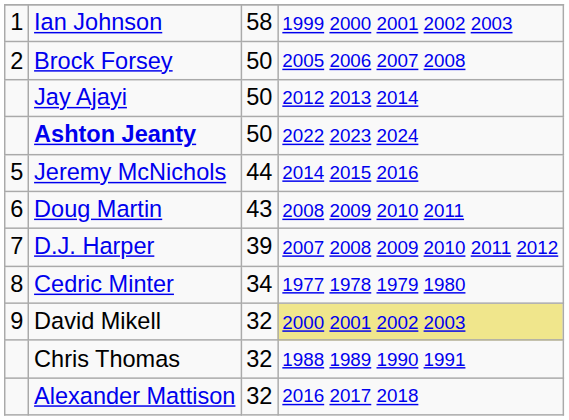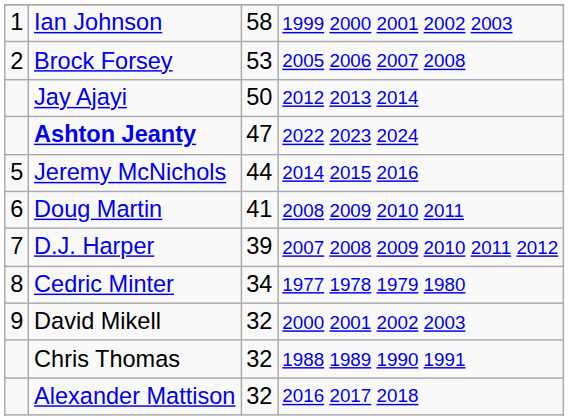(259, 60) 50 -> (259, 60) 53
(259, 135) 50 -> (259, 135) 47
(259, 209) 43 -> (259, 209) 41
(374, 322) khaki background -> (374, 322) no background
